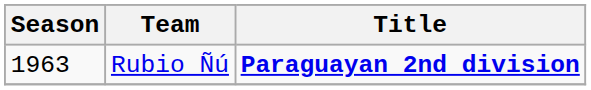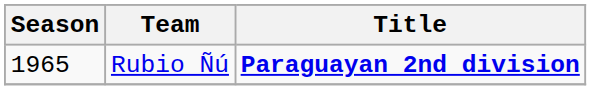(40, 65) 1963 -> (40, 65) 1965
